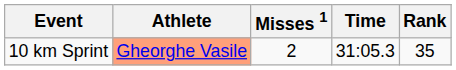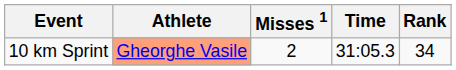(425, 52) 35 -> (425, 52) 34
